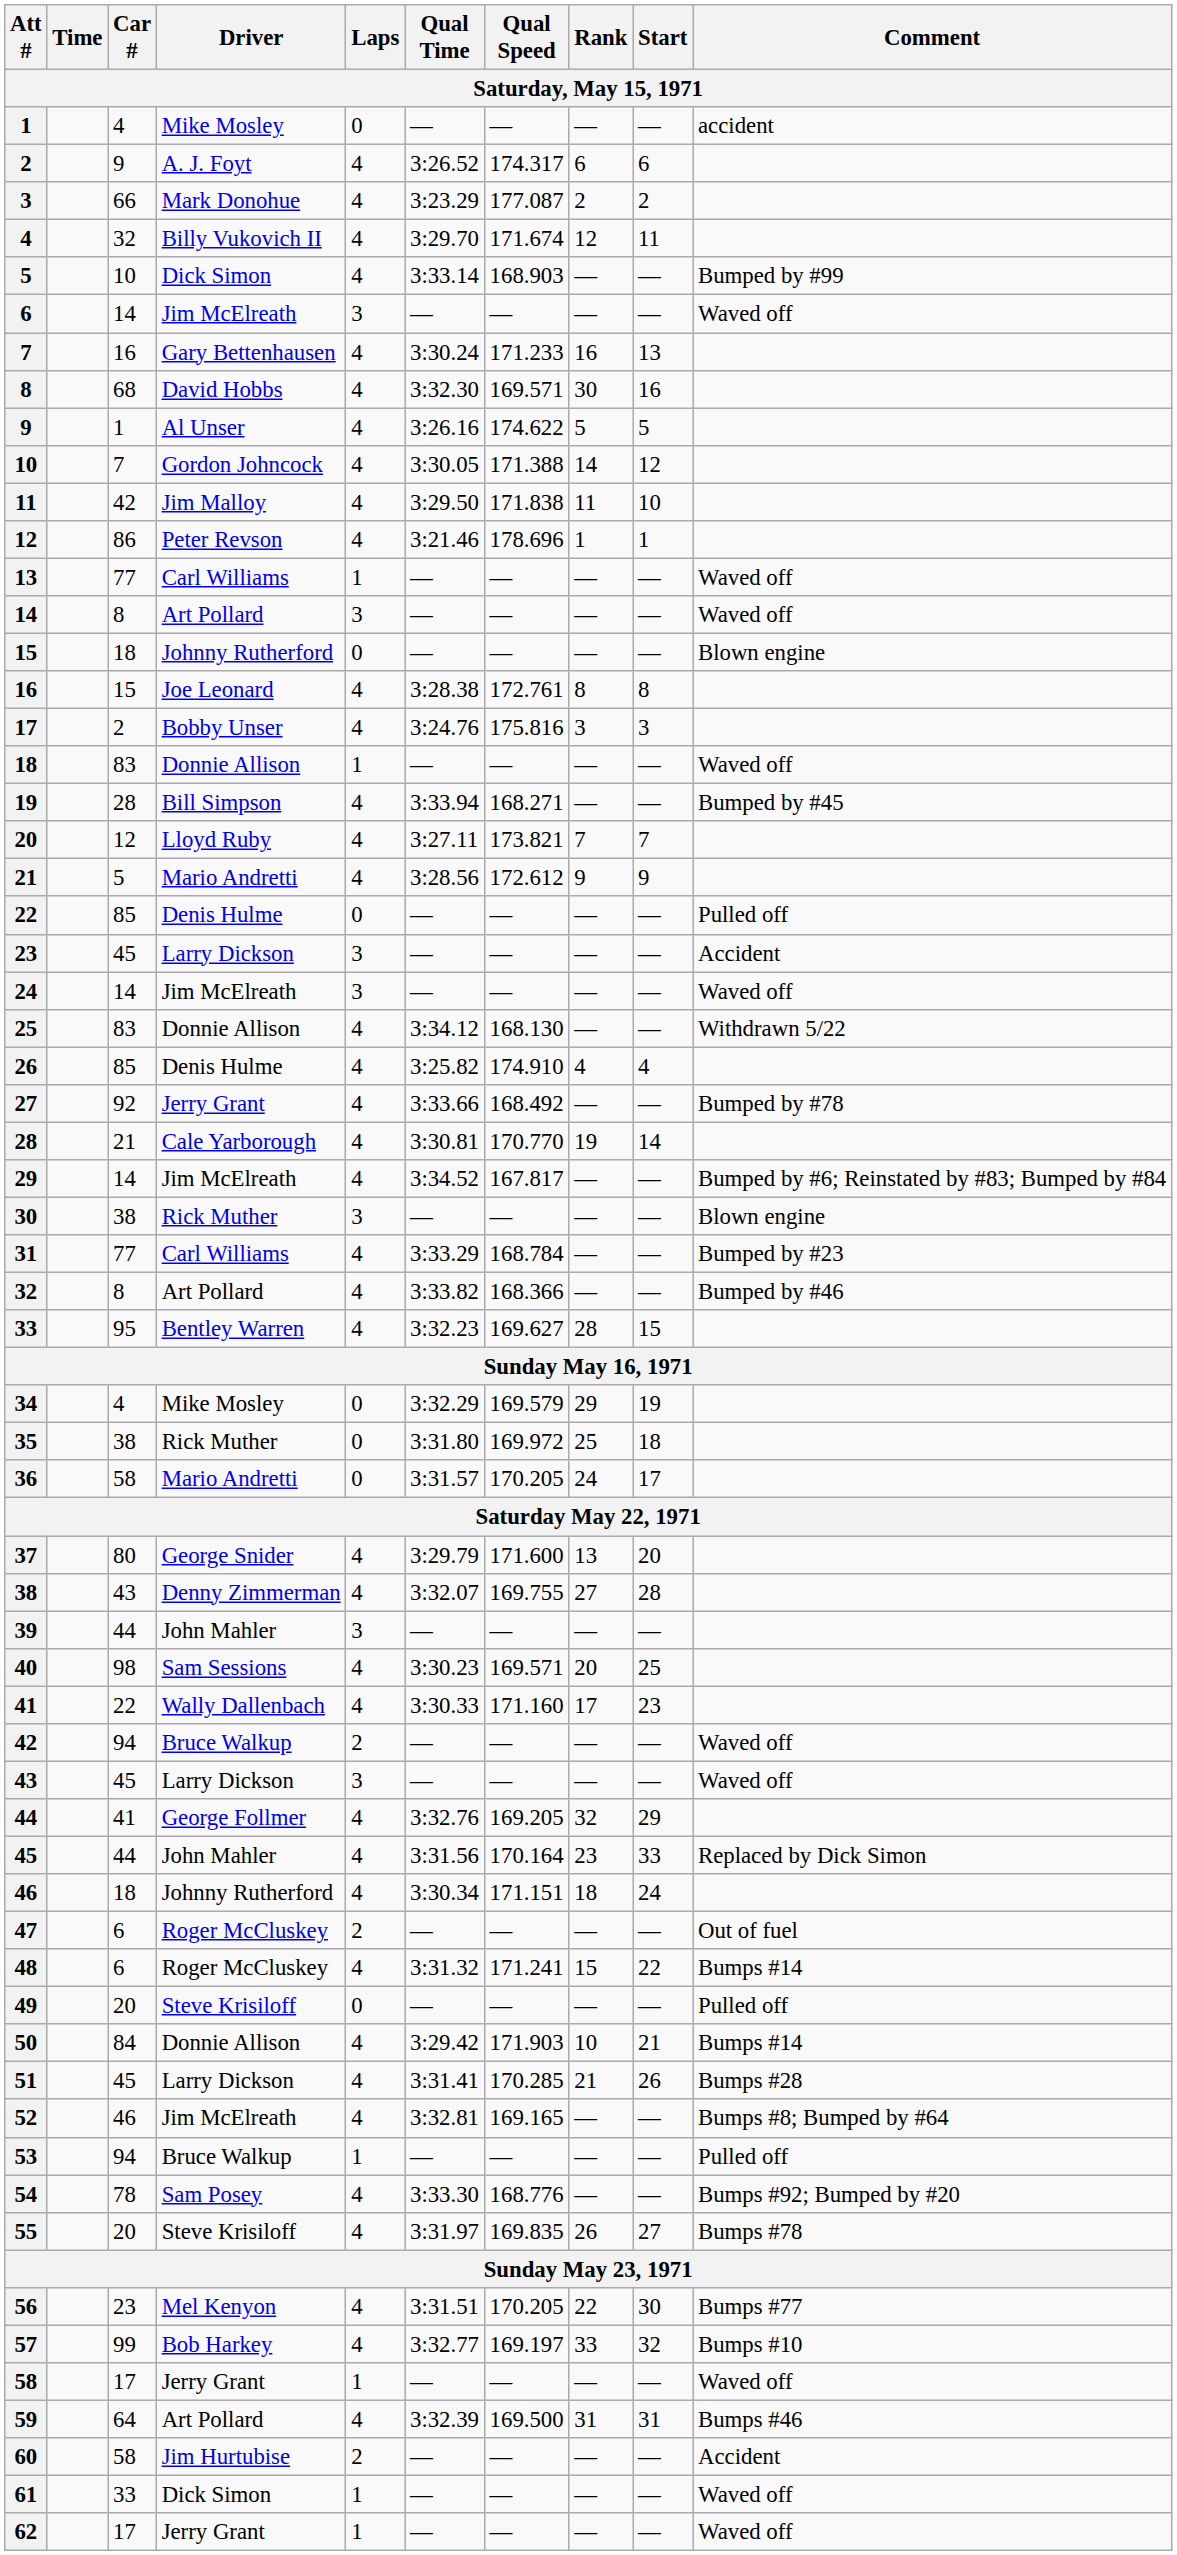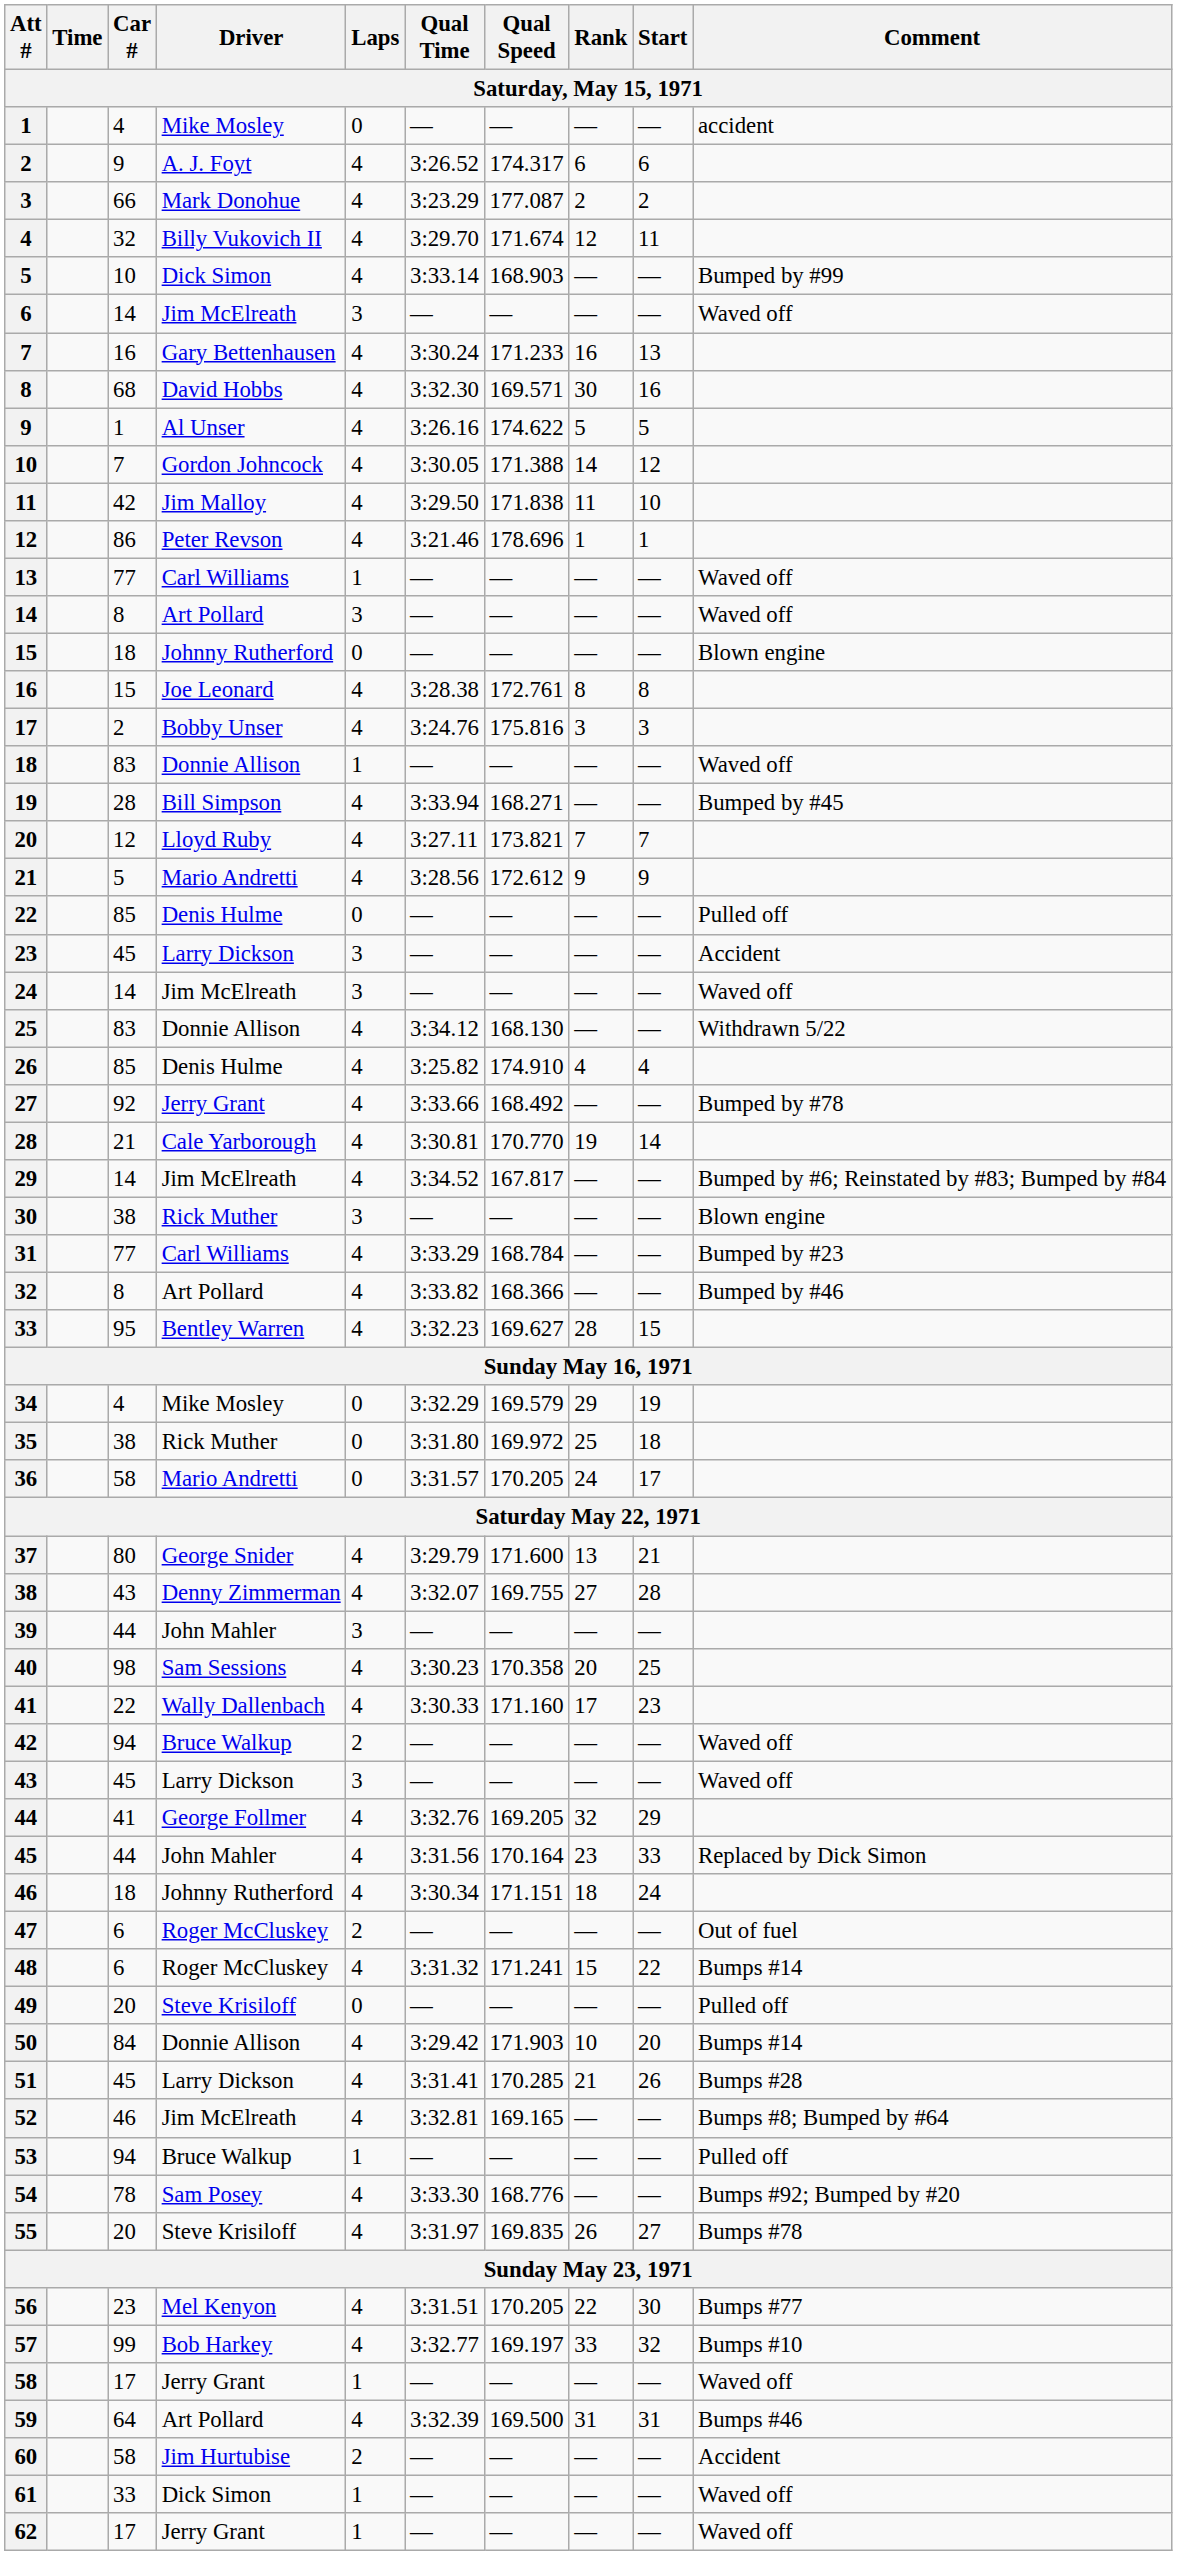(649, 1554) 20 -> (649, 1554) 21
(527, 1667) 169.571 -> (527, 1667) 170.358
(649, 2042) 21 -> (649, 2042) 20
